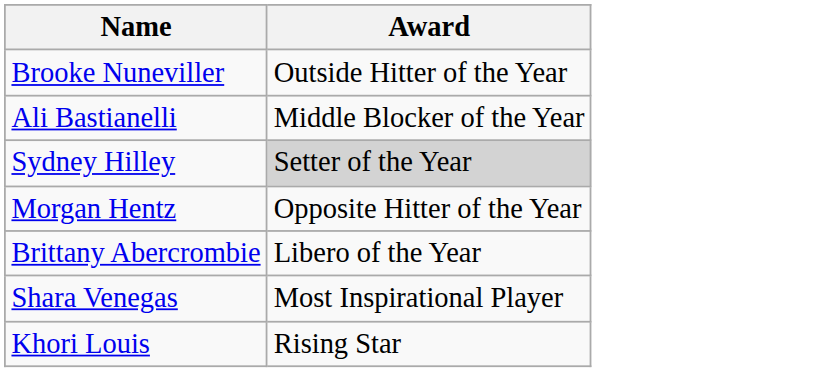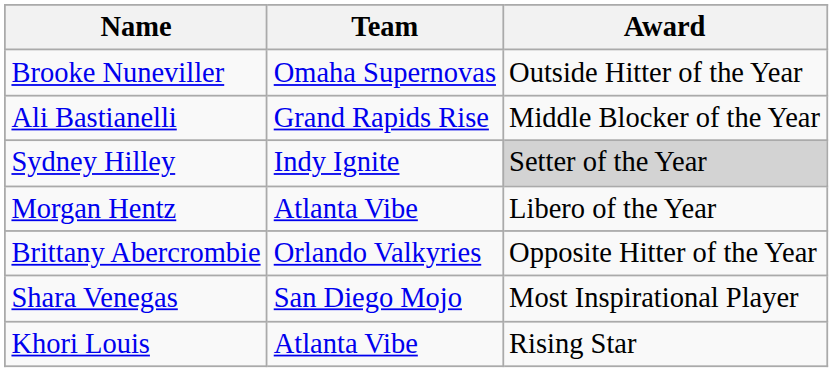+ column: (385, 27)
(428, 207) Opposite Hitter of the Year -> (613, 207) Libero of the Year
(377, 252) Libero of the Year -> (663, 252) Opposite Hitter of the Year
